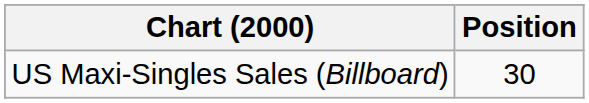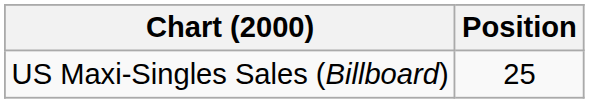(519, 73) 30 -> (519, 73) 25
